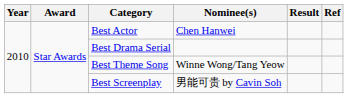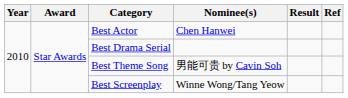(230, 64) Winne Wong/Tang Yeow -> (229, 65) 男能可贵 by Cavin Soh
(229, 82) 男能可贵 by Cavin Soh -> (230, 84) Winne Wong/Tang Yeow
